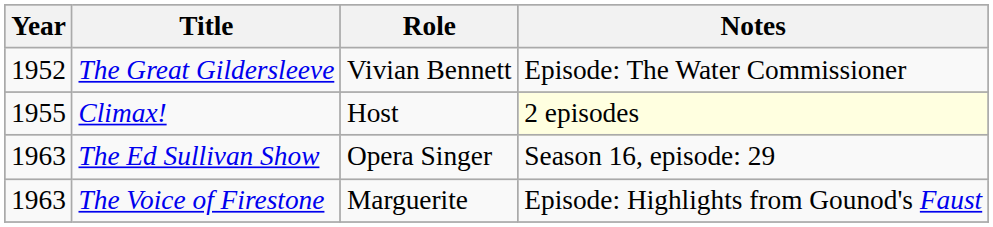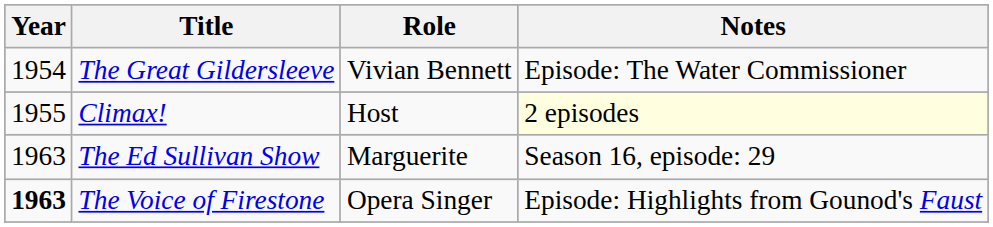(39, 69) 1952 -> (39, 69) 1954
(419, 156) Opera Singer -> (407, 156) Marguerite
(39, 199) normal -> (39, 199) bold
(407, 199) Marguerite -> (419, 199) Opera Singer
